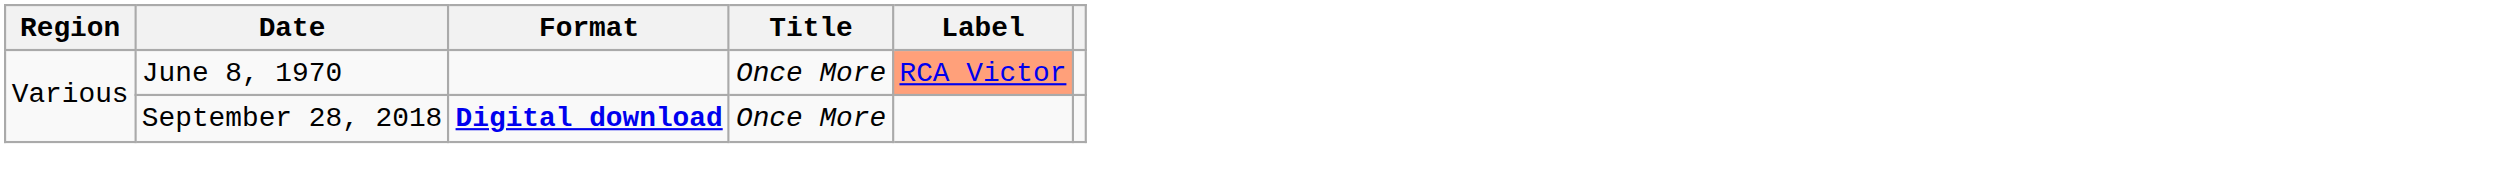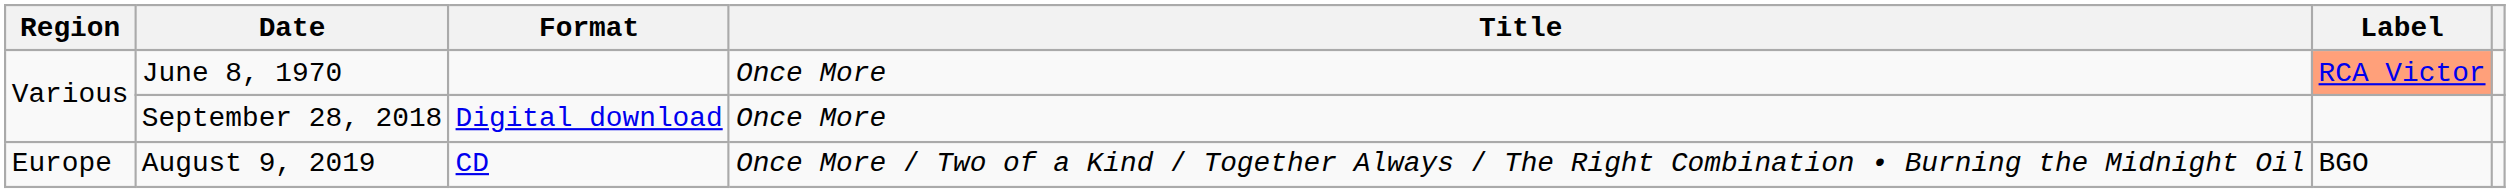(589, 118) bold -> (589, 118) normal
+ row: (259, 164)
